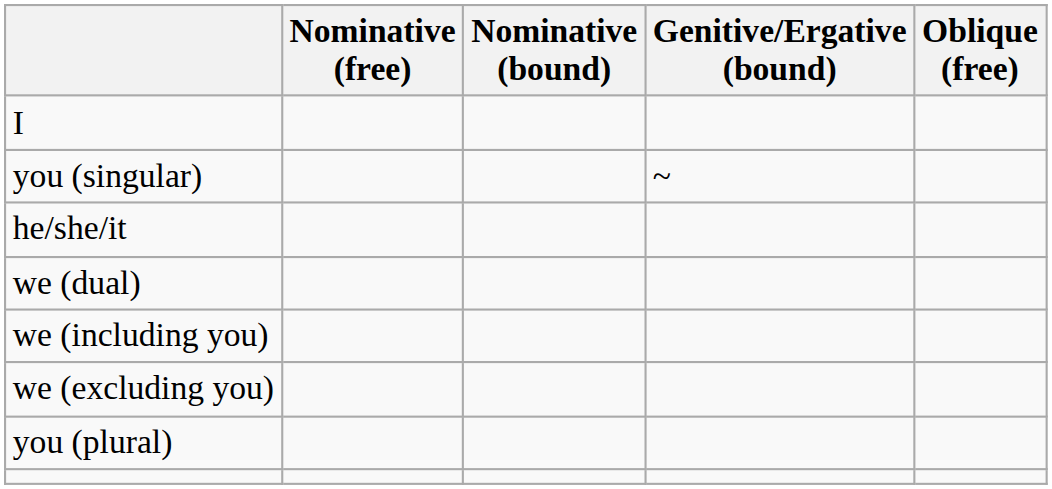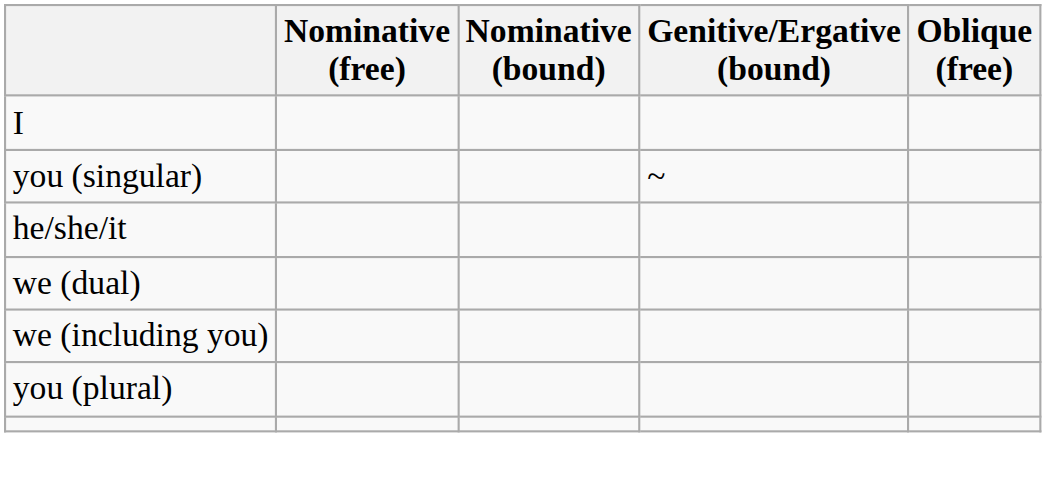- row: (143, 388)
